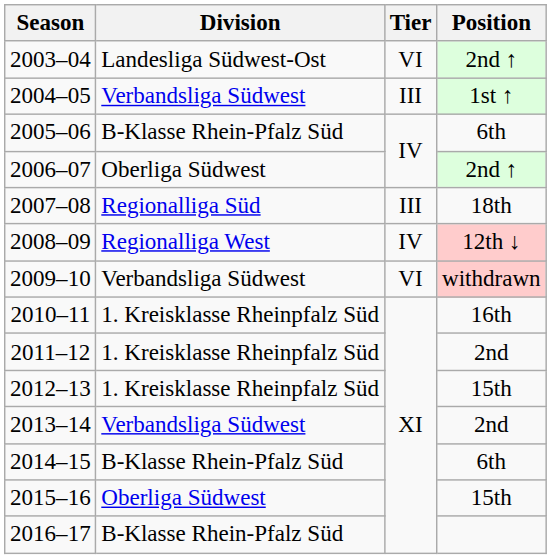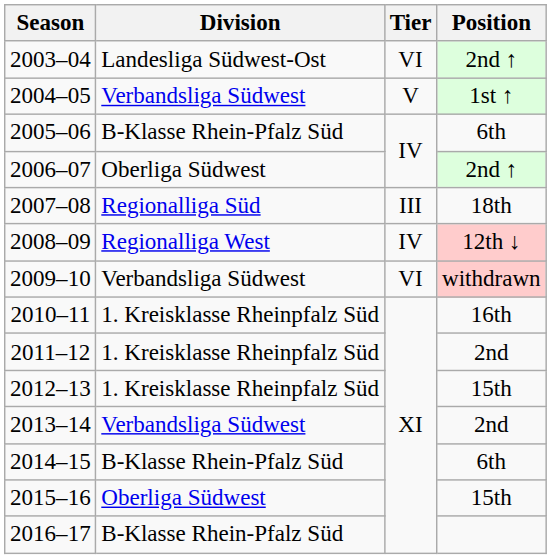(411, 95) III -> (411, 95) V
